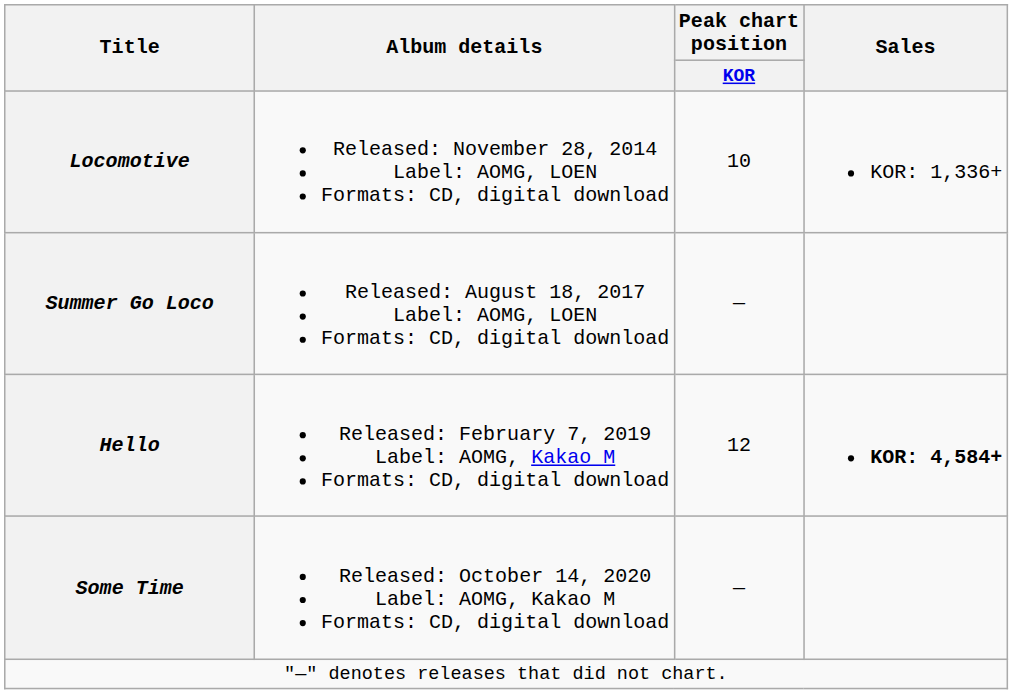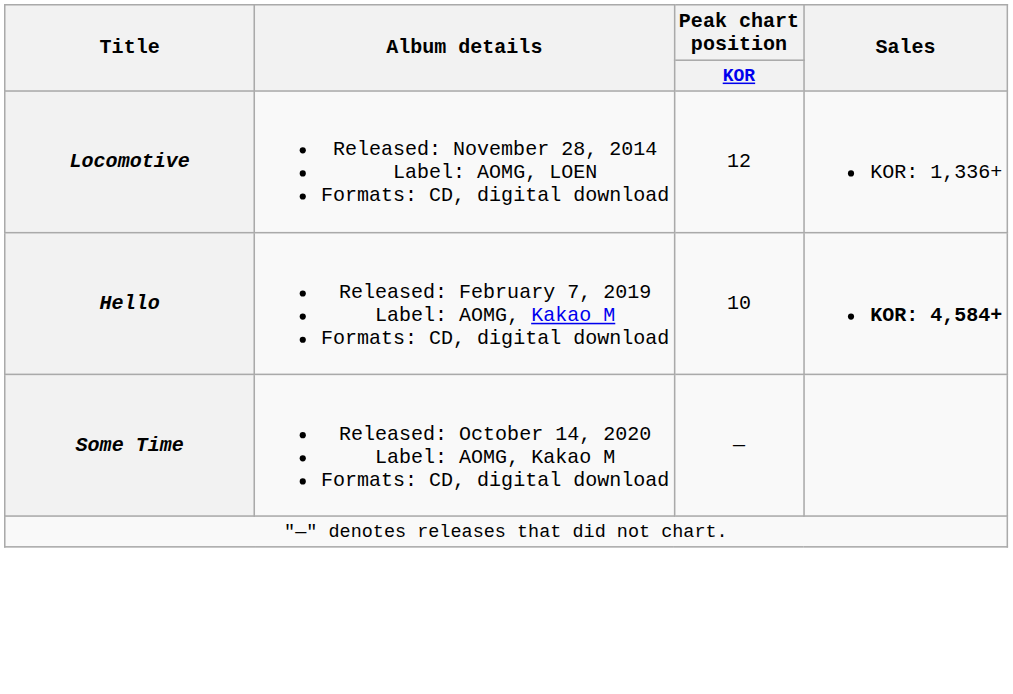(739, 162) 10 -> (739, 162) 12
- row: (130, 304)
(739, 446) 12 -> (739, 304) 10
